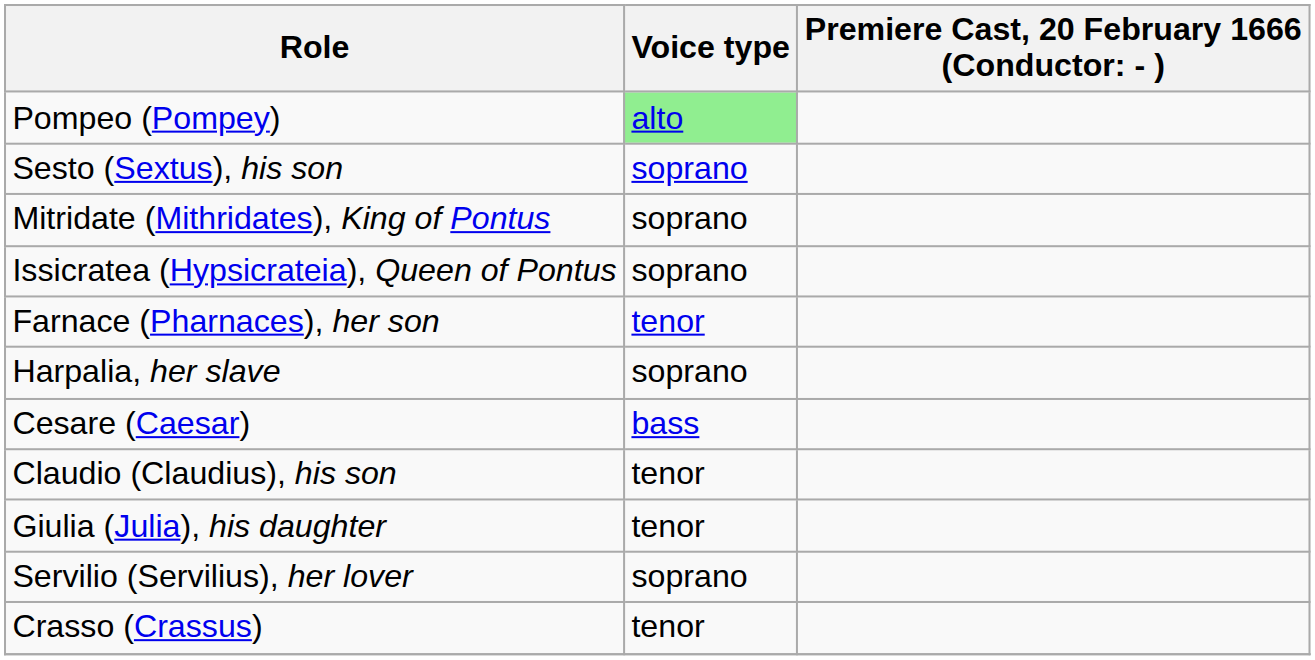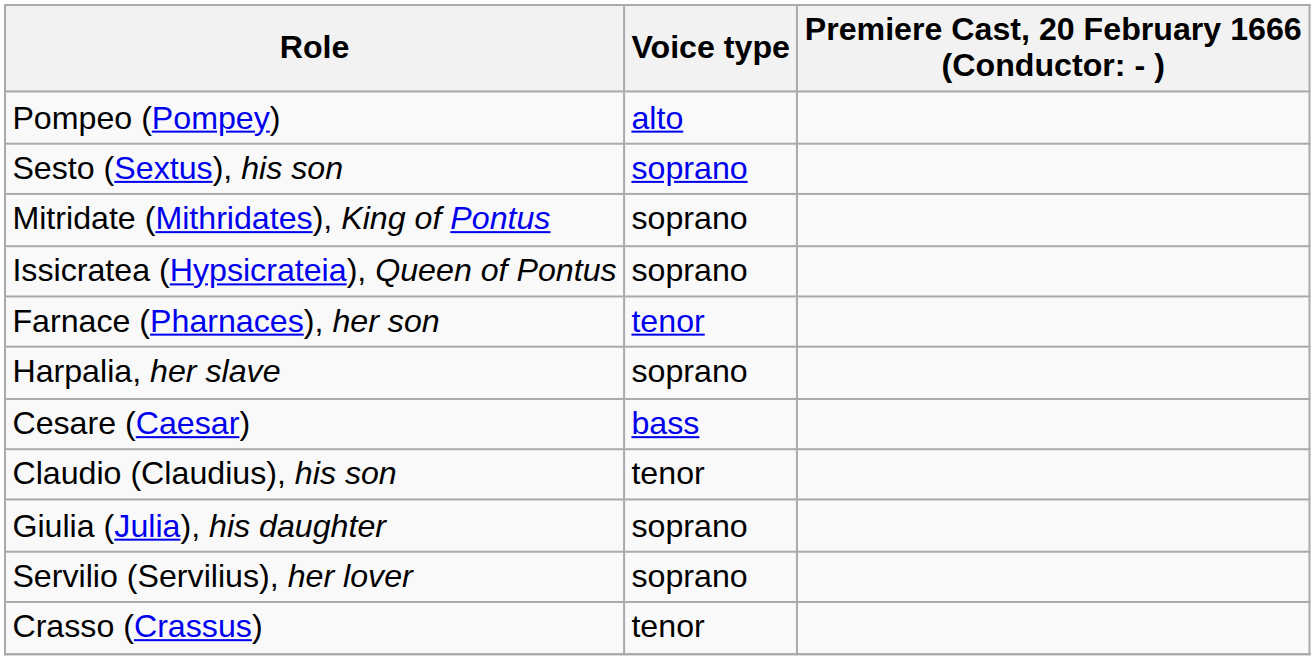(657, 117) lightgreen background -> (657, 117) no background
(668, 525) tenor -> (690, 525) soprano
